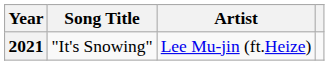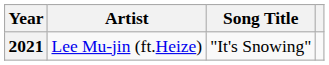columns swapped: (102, 18) <-> (236, 18)
